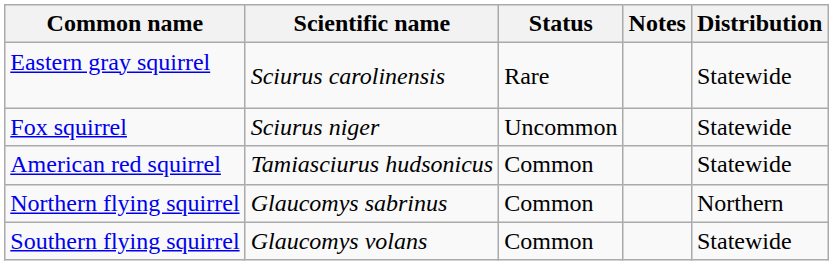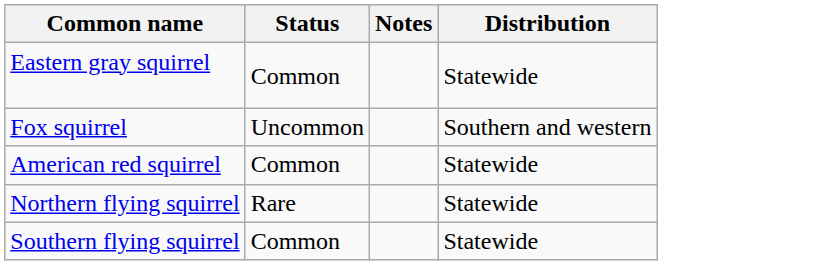- column: (372, 23)
(527, 75) Rare -> (295, 75) Common
(744, 126) Statewide -> (547, 126) Southern and western
(549, 202) Common -> (273, 202) Rare
(740, 202) Northern -> (491, 202) Statewide
